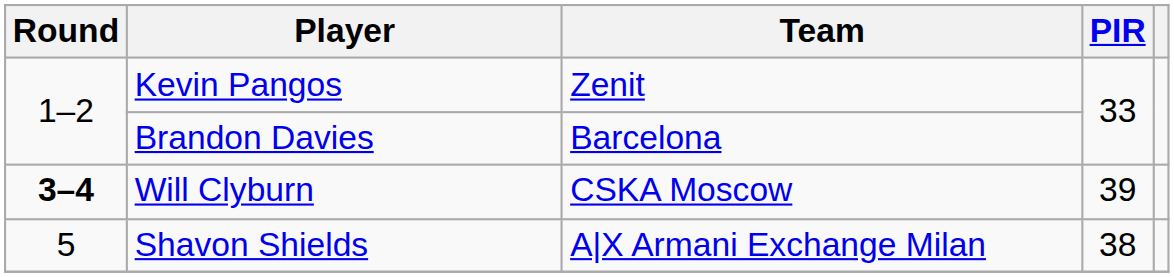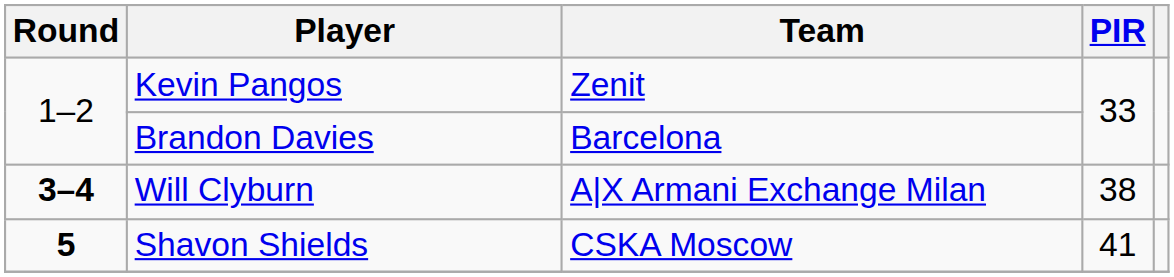(681, 191) CSKA Moscow -> (778, 191) A|X Armani Exchange Milan
(1118, 191) 39 -> (1118, 191) 38
(66, 244) normal -> (66, 244) bold
(778, 244) A|X Armani Exchange Milan -> (681, 244) CSKA Moscow
(1118, 244) 38 -> (1118, 244) 41
